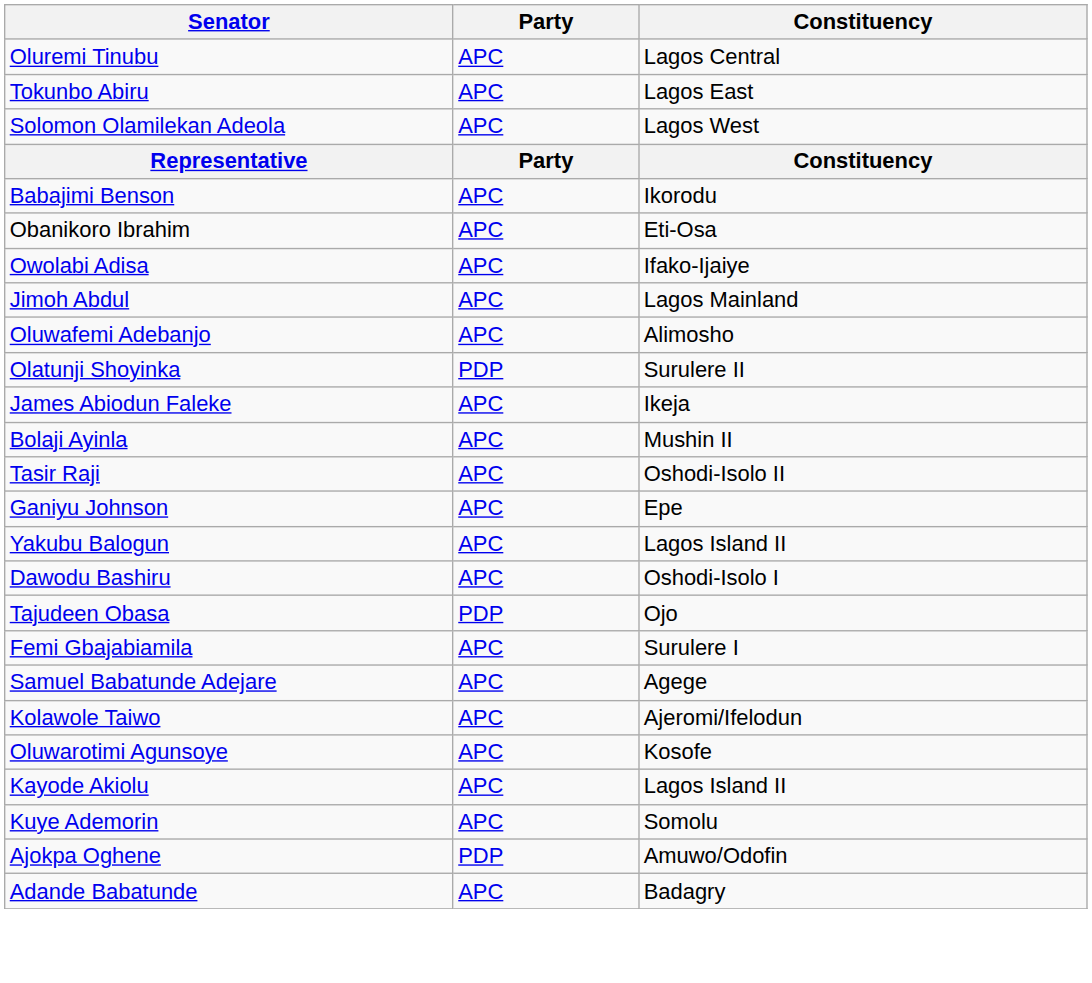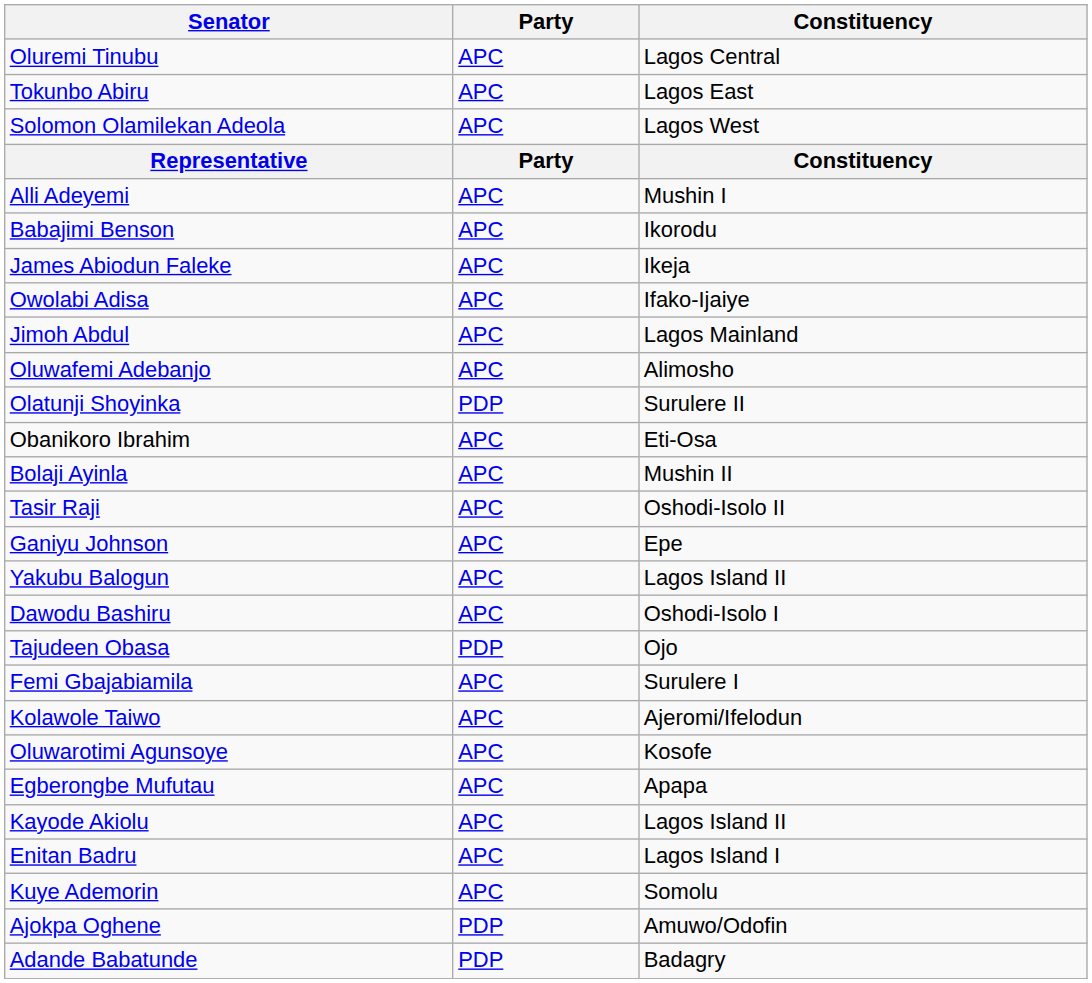+ row: (69, 195)
rows swapped: (121, 404) <-> (100, 230)
- row: (143, 682)
+ row: (112, 786)
+ row: (73, 856)
(481, 890) APC -> (481, 960) PDP
